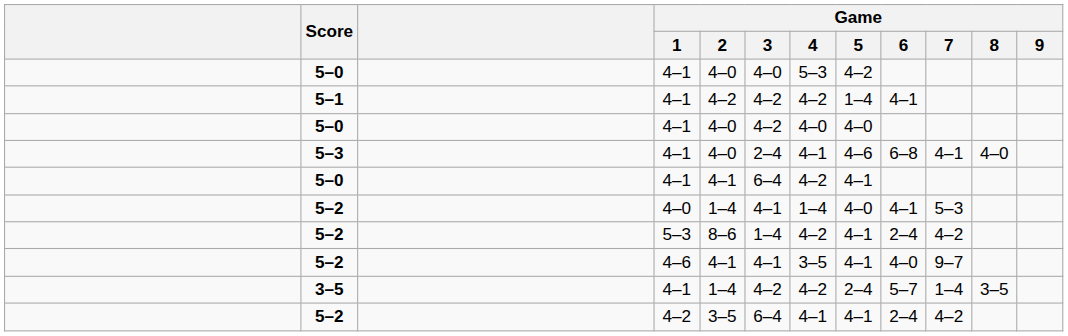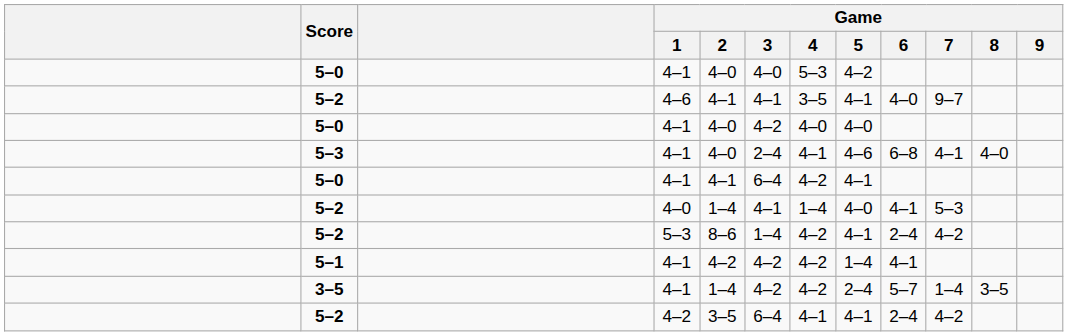rows swapped: (329, 262) <-> (329, 99)
